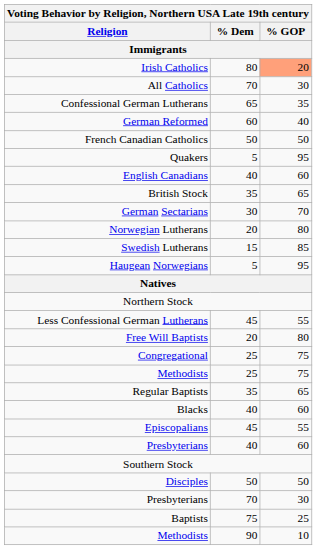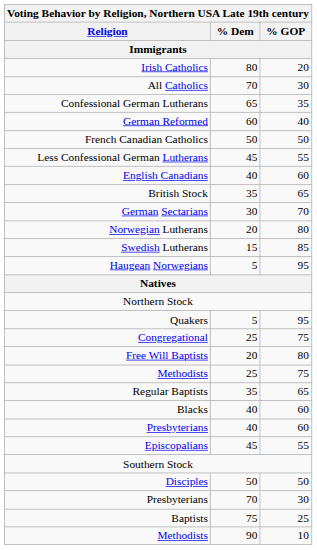(303, 67) lightsalmon background -> (303, 67) no background
rows swapped: (123, 319) <-> (189, 157)
rows swapped: (167, 337) <-> (173, 355)
rows swapped: (177, 445) <-> (176, 427)
